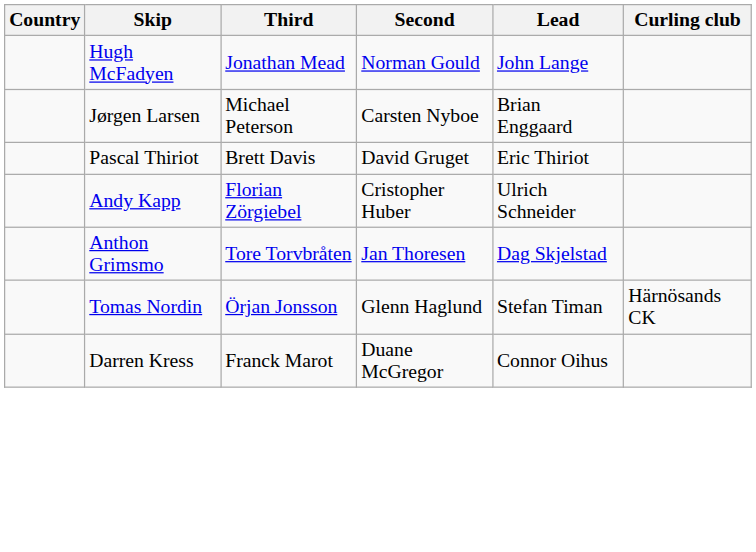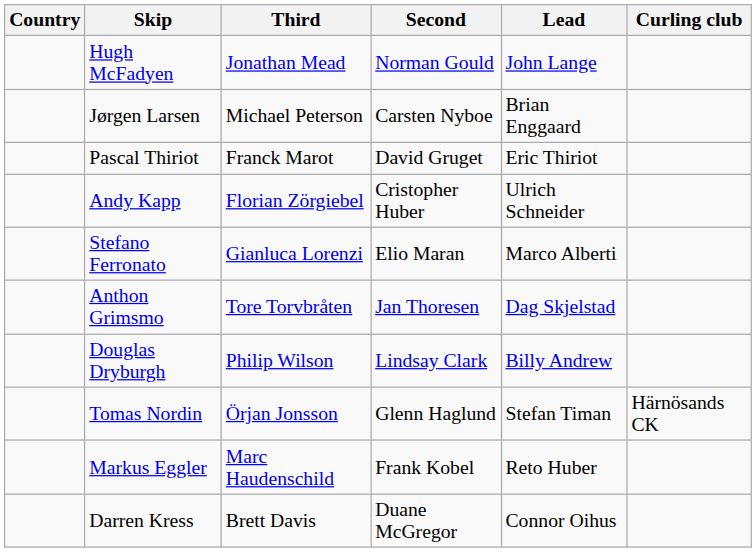(270, 158) Brett Davis -> (280, 158) Franck Marot
+ row: (128, 253)
+ row: (127, 360)
+ row: (148, 467)
(279, 360) Franck Marot -> (271, 520) Brett Davis
